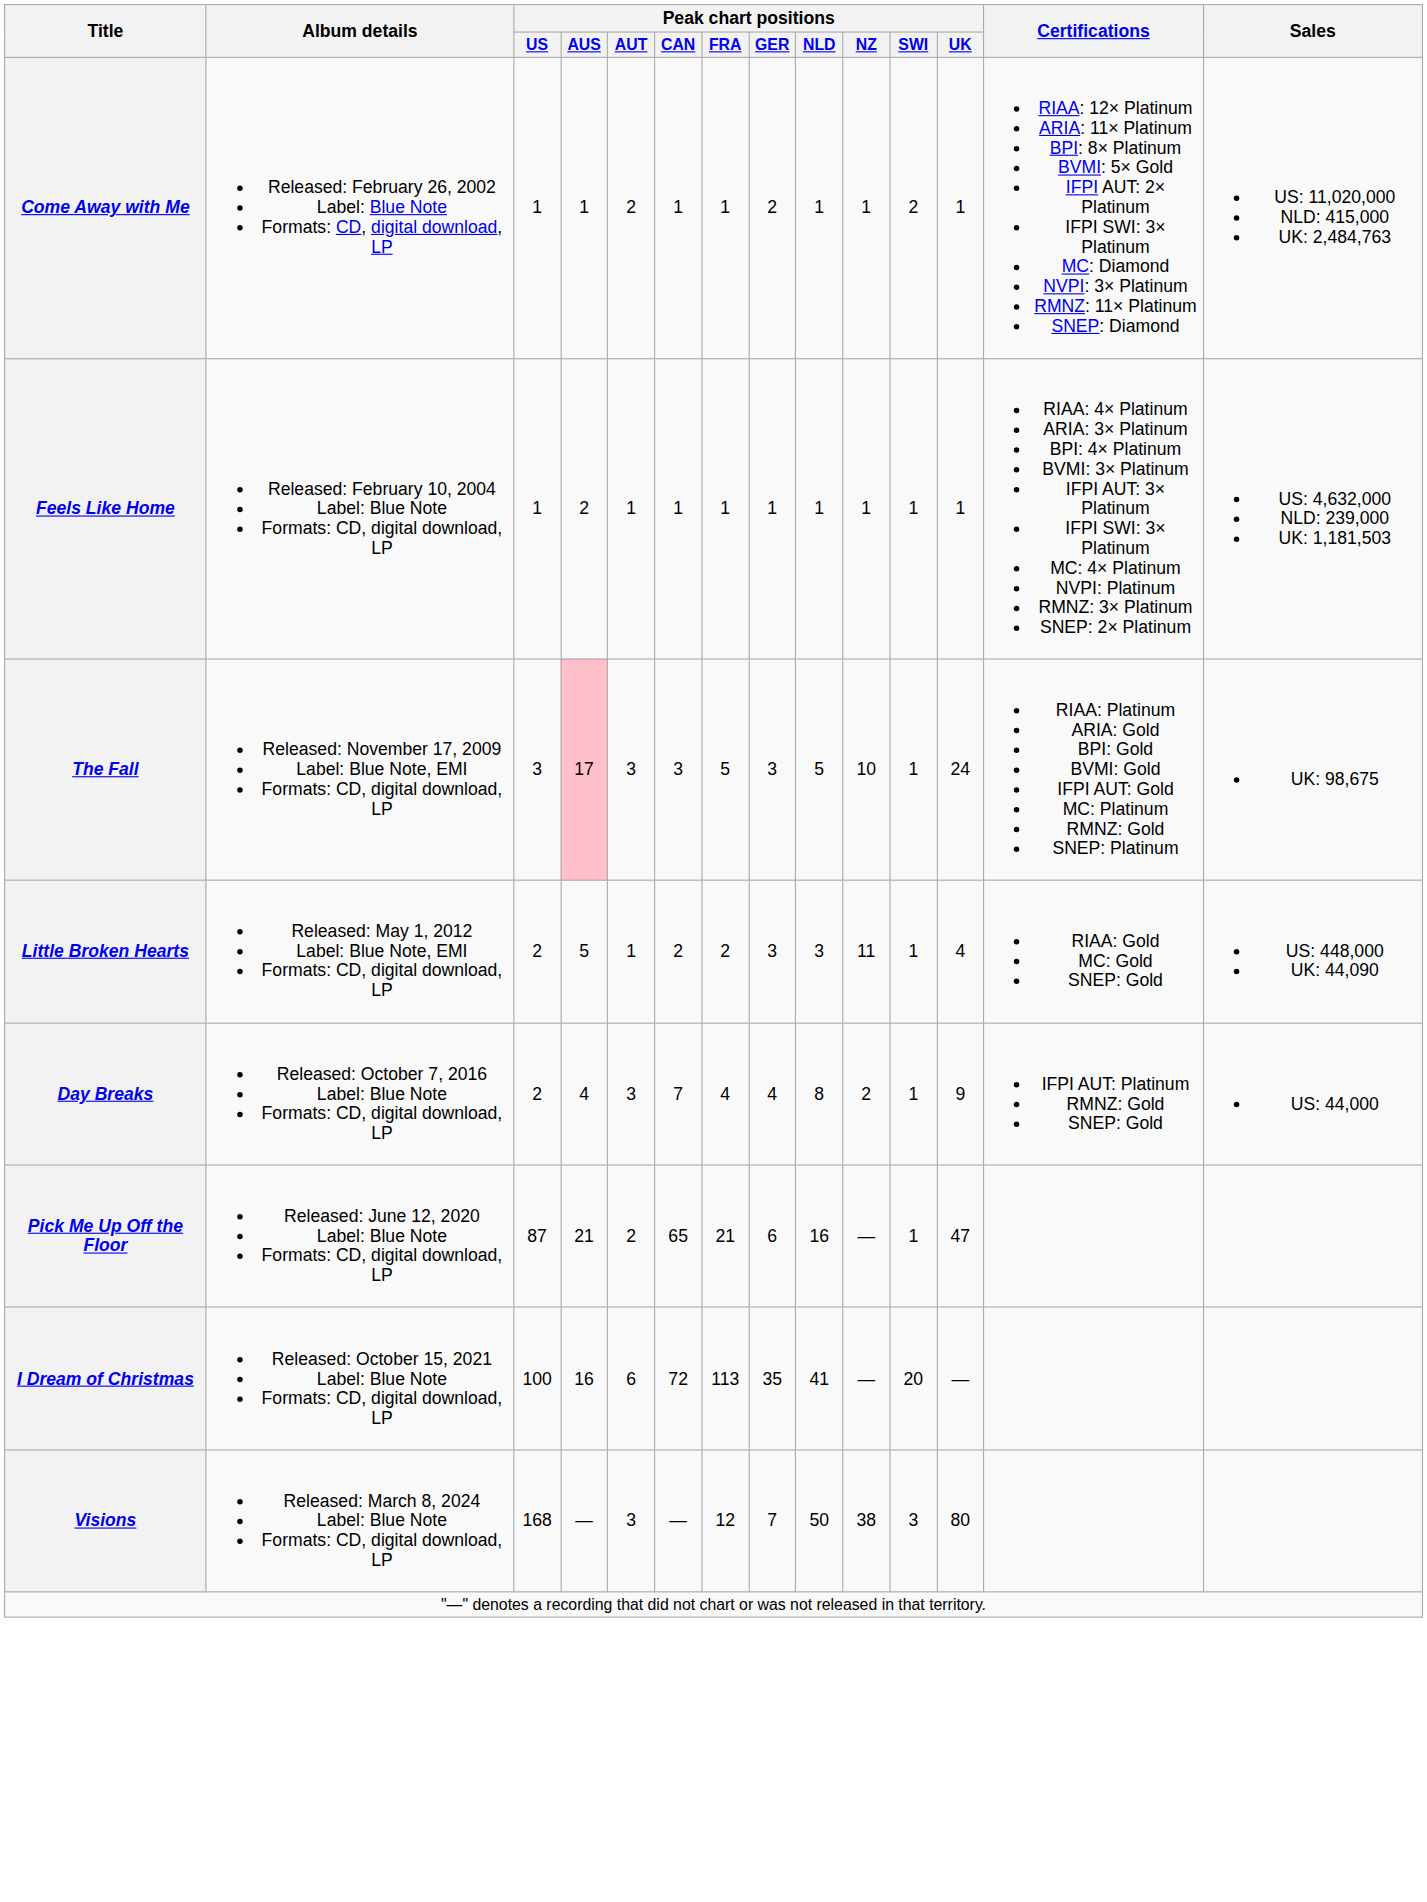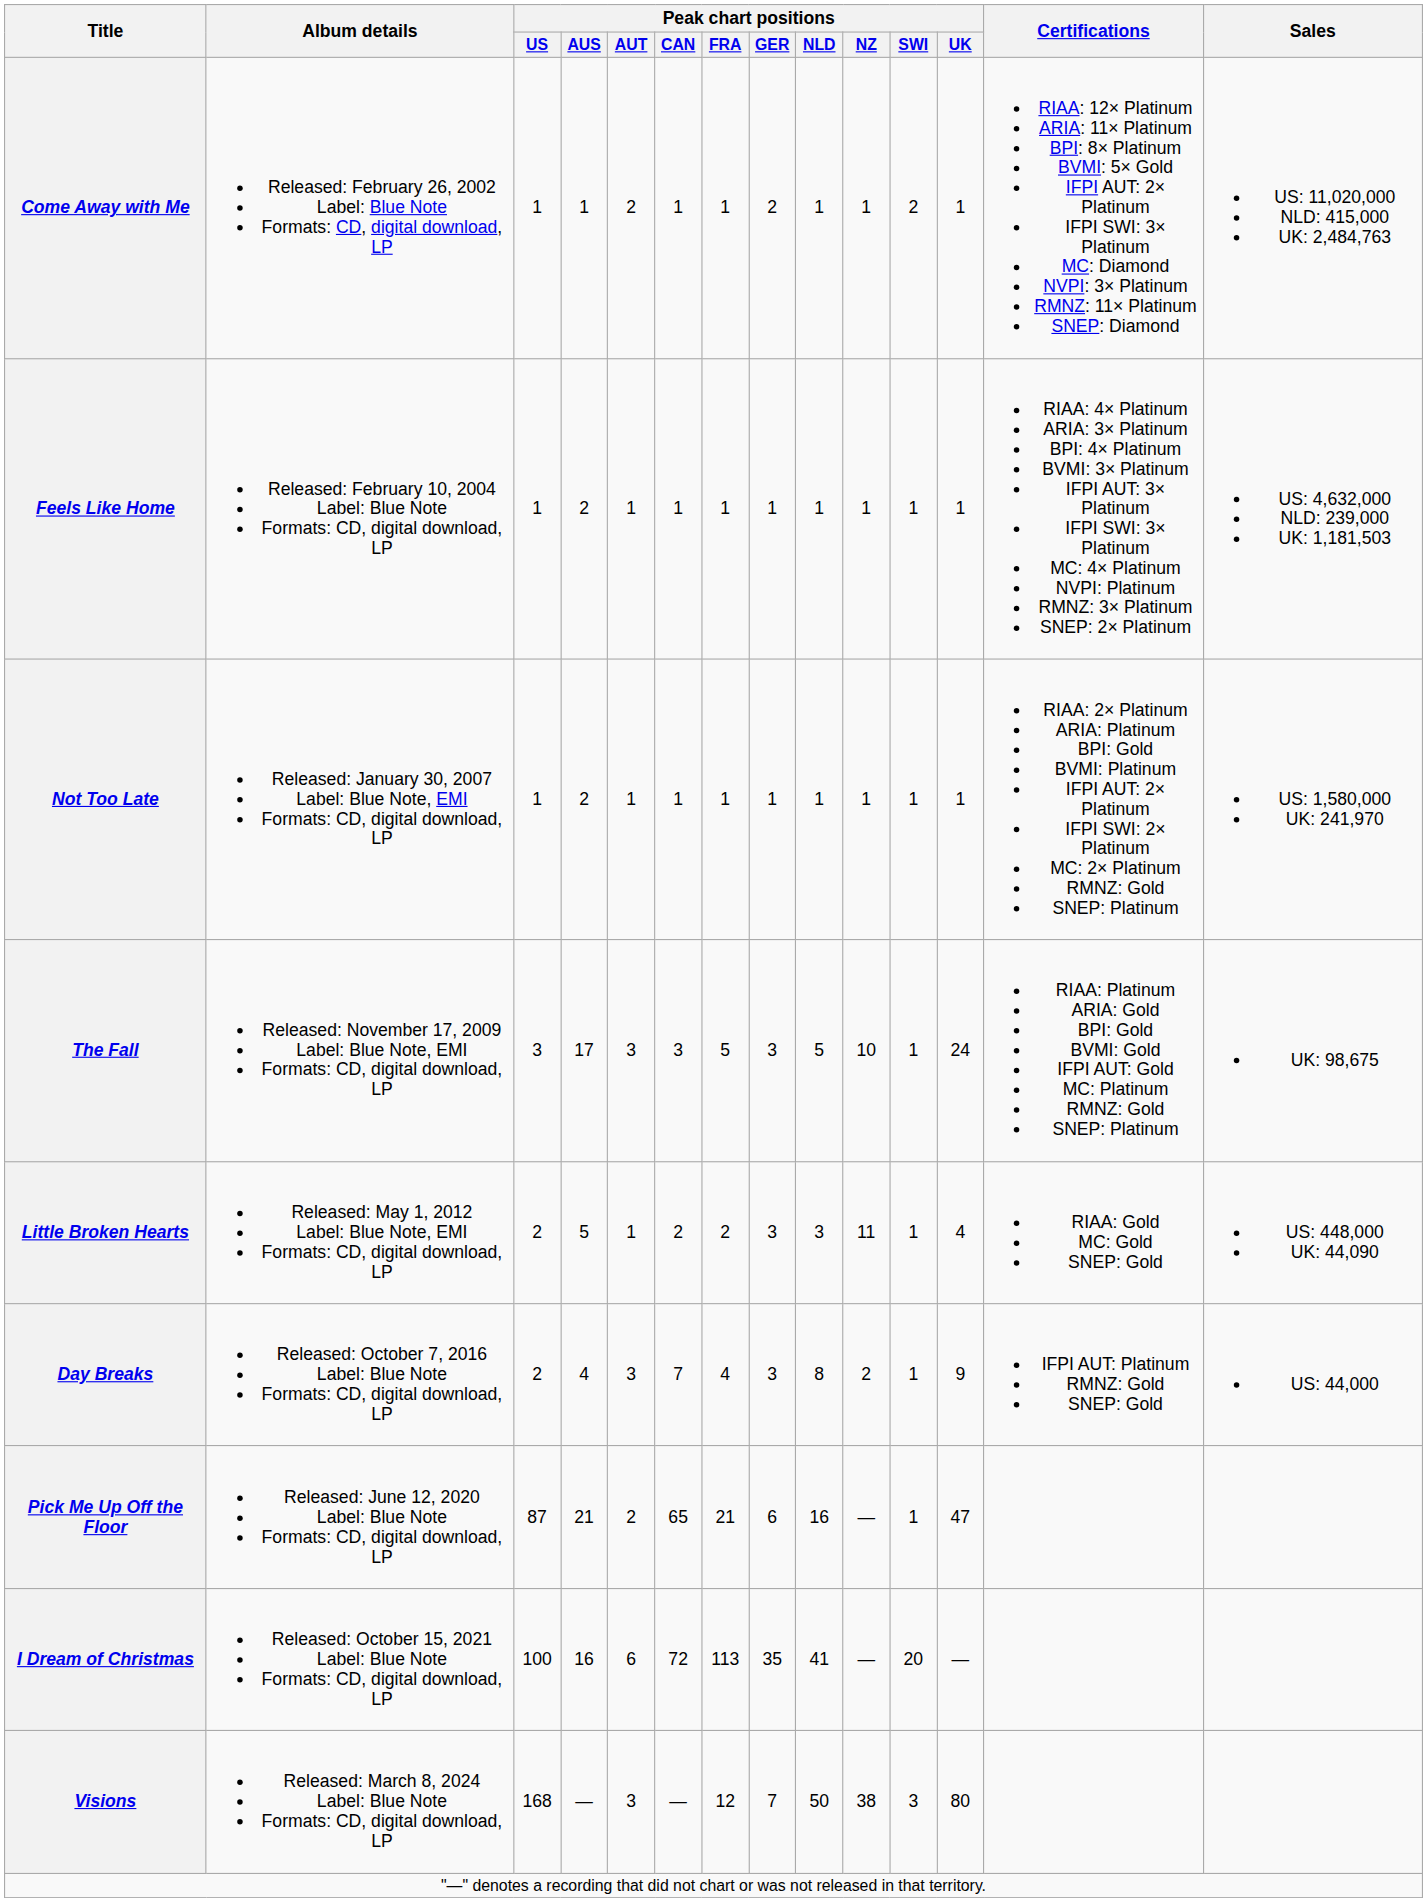+ row: (105, 799)
(584, 769) pink background -> (584, 1050) no background
(772, 1093) 4 -> (772, 1374) 3
